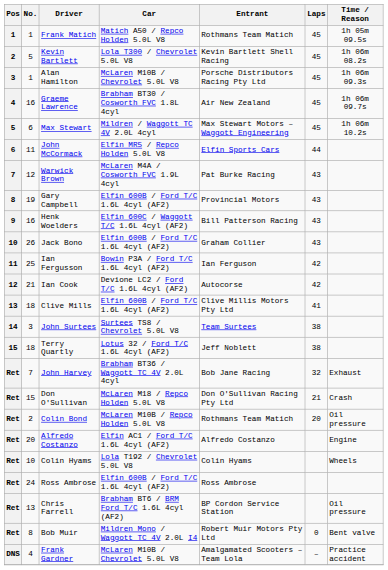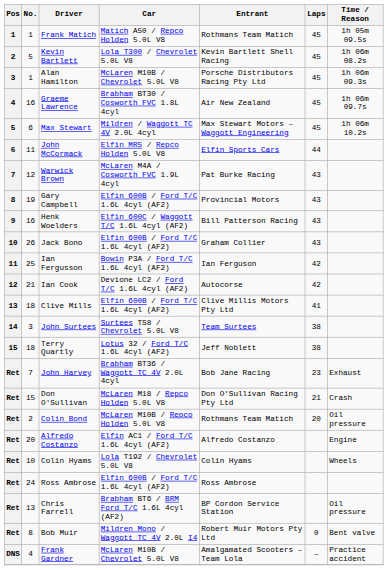(316, 374) 32 -> (316, 374) 23
